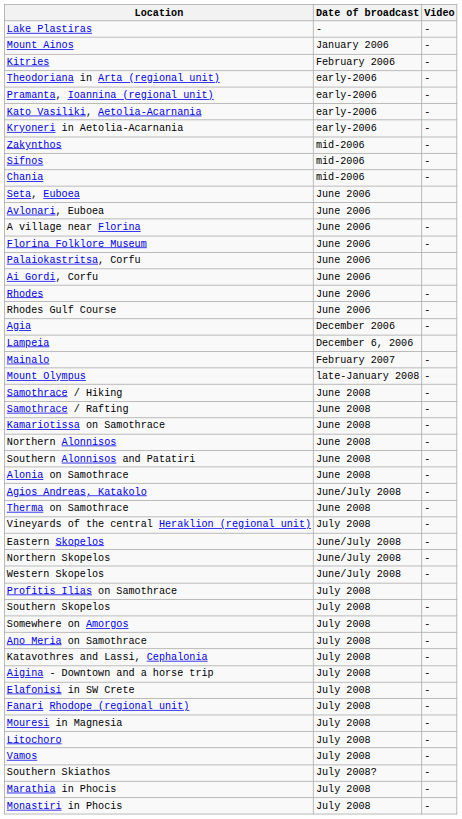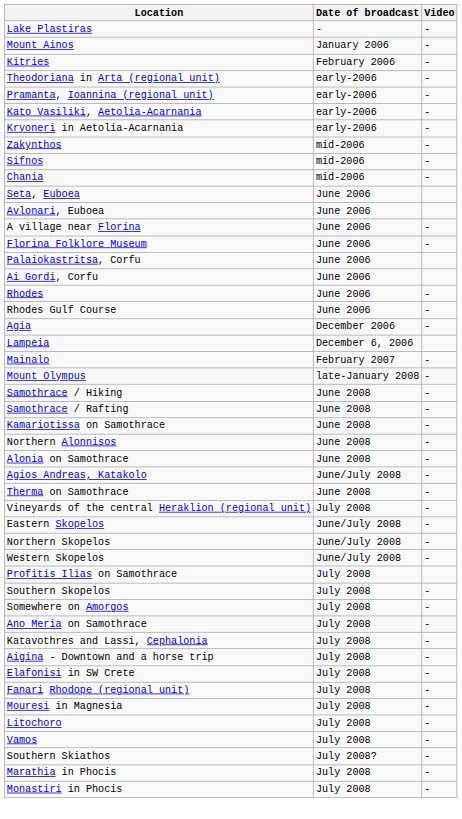- row: (101, 459)
